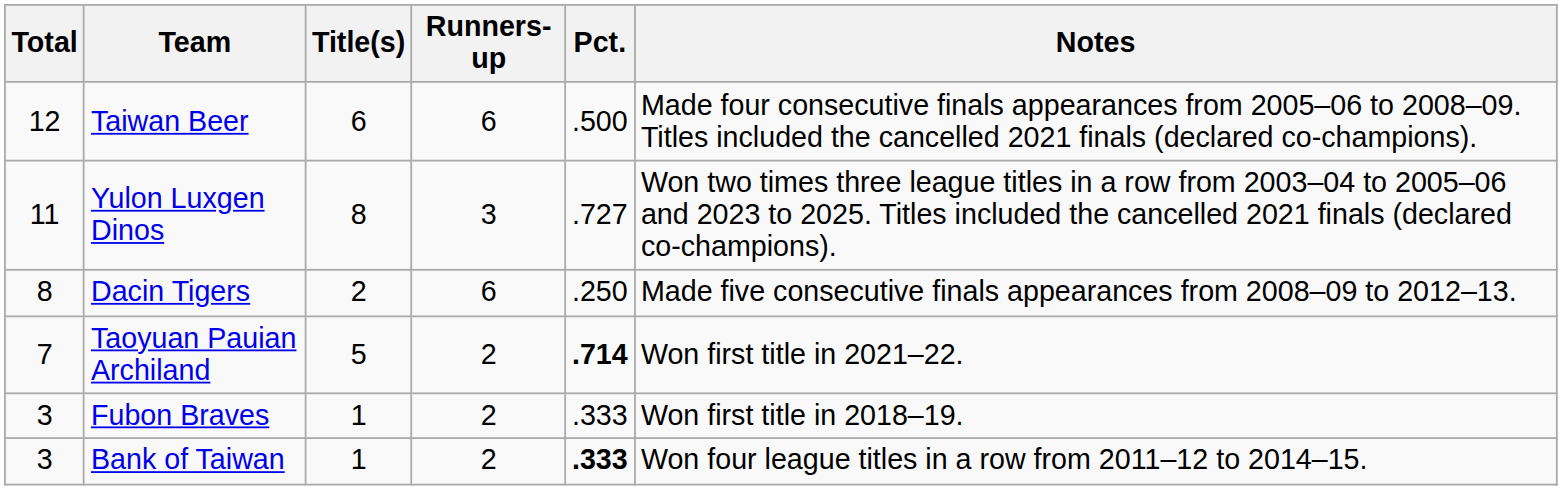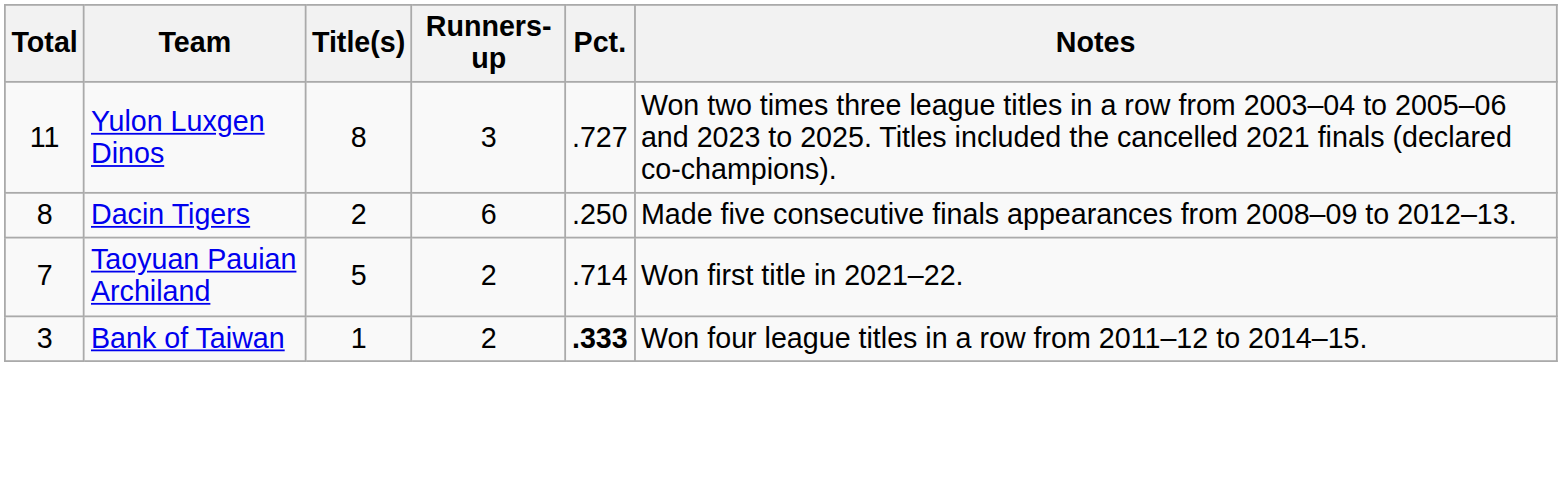- row: (170, 120)
(600, 353) bold -> (600, 276) normal
- row: (180, 415)
